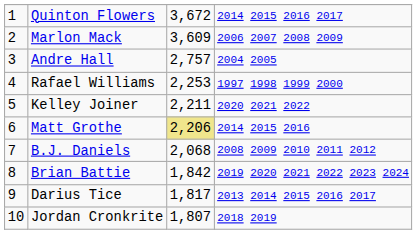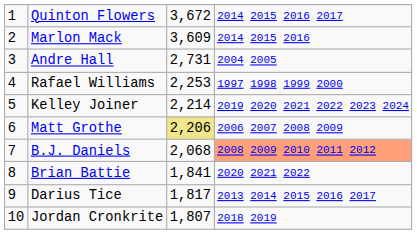(280, 38) 2006 2007 2008 2009 -> (263, 38) 2014 2015 2016
(190, 61) 2,757 -> (190, 61) 2,731
(190, 106) 2,211 -> (190, 106) 2,214
(263, 106) 2020 2021 2022 -> (313, 106) 2019 2020 2021 2022 2023 2024
(263, 128) 2014 2015 2016 -> (280, 128) 2006 2007 2008 2009
(297, 151) no background -> (297, 151) lightsalmon background
(190, 173) 1,842 -> (190, 173) 1,841
(313, 173) 2019 2020 2021 2022 2023 2024 -> (263, 173) 2020 2021 2022
